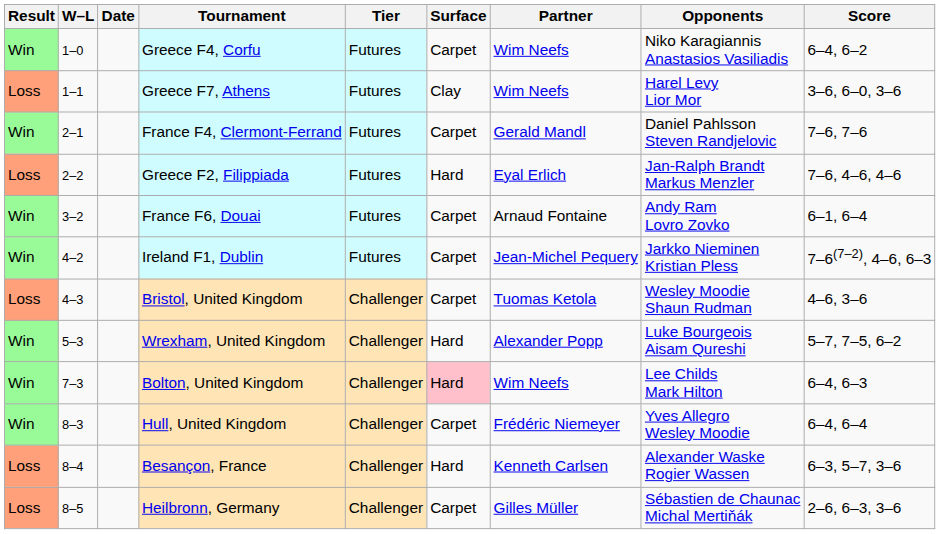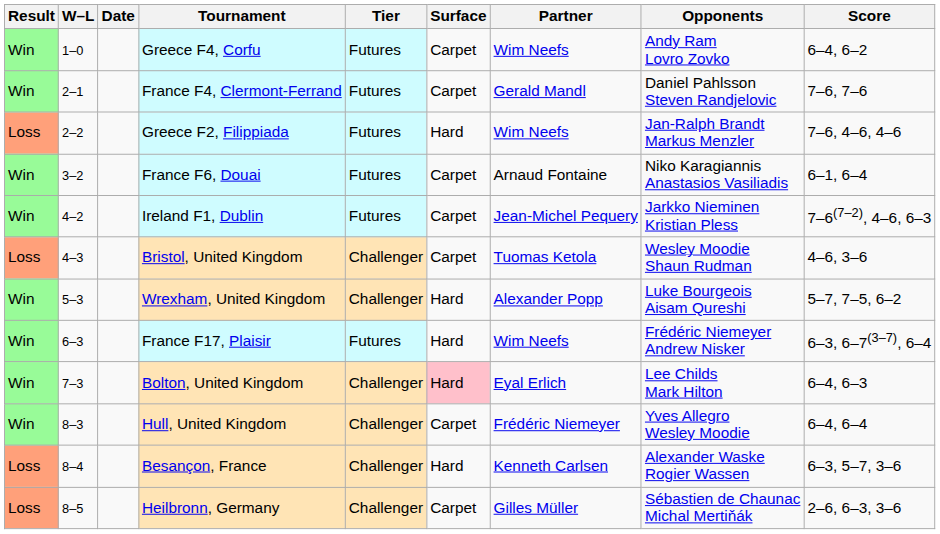(717, 49) Niko Karagiannis Anastasios Vasiliadis -> (687, 49) Andy Ram Lovro Zovko
- row: (206, 91)
(530, 174) Eyal Erlich -> (531, 132) Wim Neefs
(687, 216) Andy Ram Lovro Zovko -> (717, 174) Niko Karagiannis Anastasios Vasiliadis
+ row: (206, 341)
(531, 382) Wim Neefs -> (530, 382) Eyal Erlich
